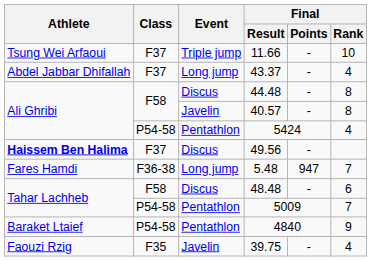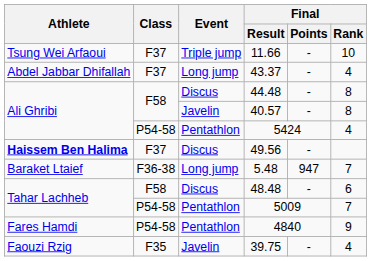(42, 169) Fares Hamdi -> (45, 169) Baraket Ltaief
(45, 227) Baraket Ltaief -> (42, 227) Fares Hamdi
